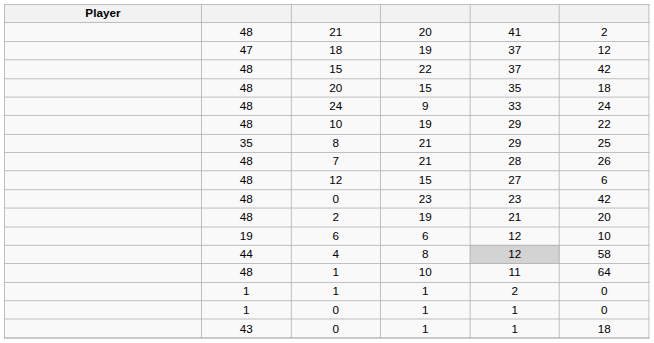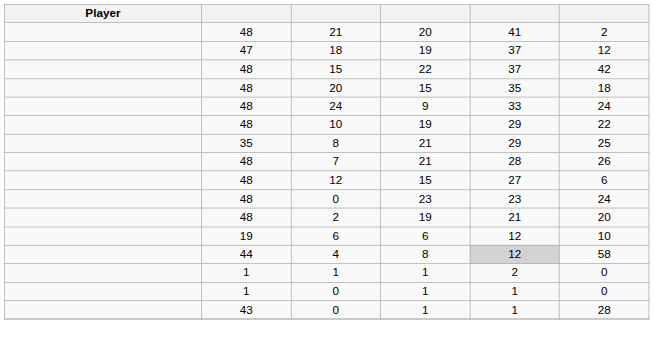(604, 198) 42 -> (604, 198) 24
- row: (246, 273)
(604, 328) 18 -> (604, 310) 28
